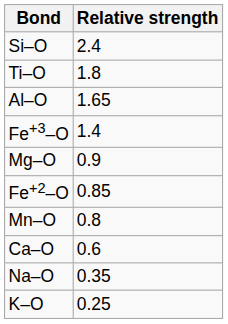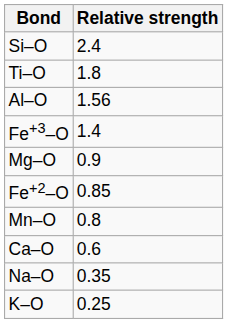(94, 101) 1.65 -> (94, 101) 1.56
